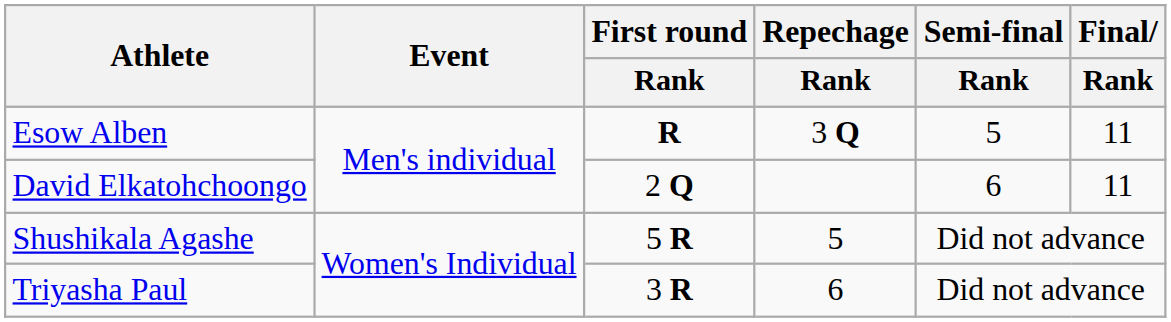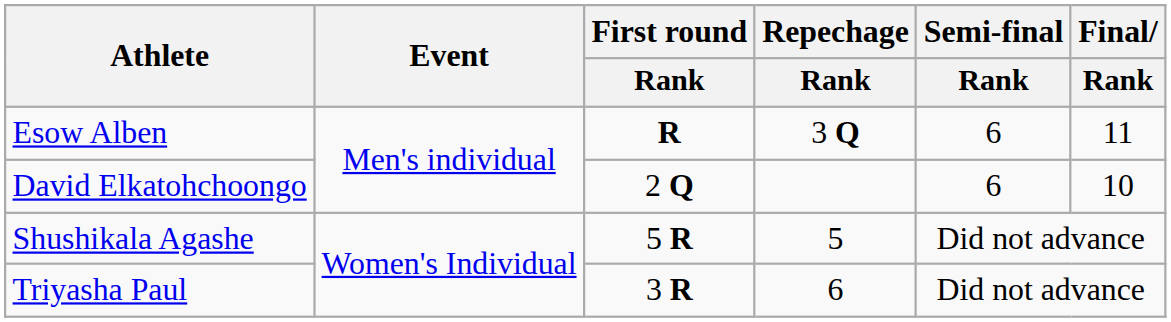(993, 133) 5 -> (993, 133) 6
(1118, 185) 11 -> (1118, 185) 10
